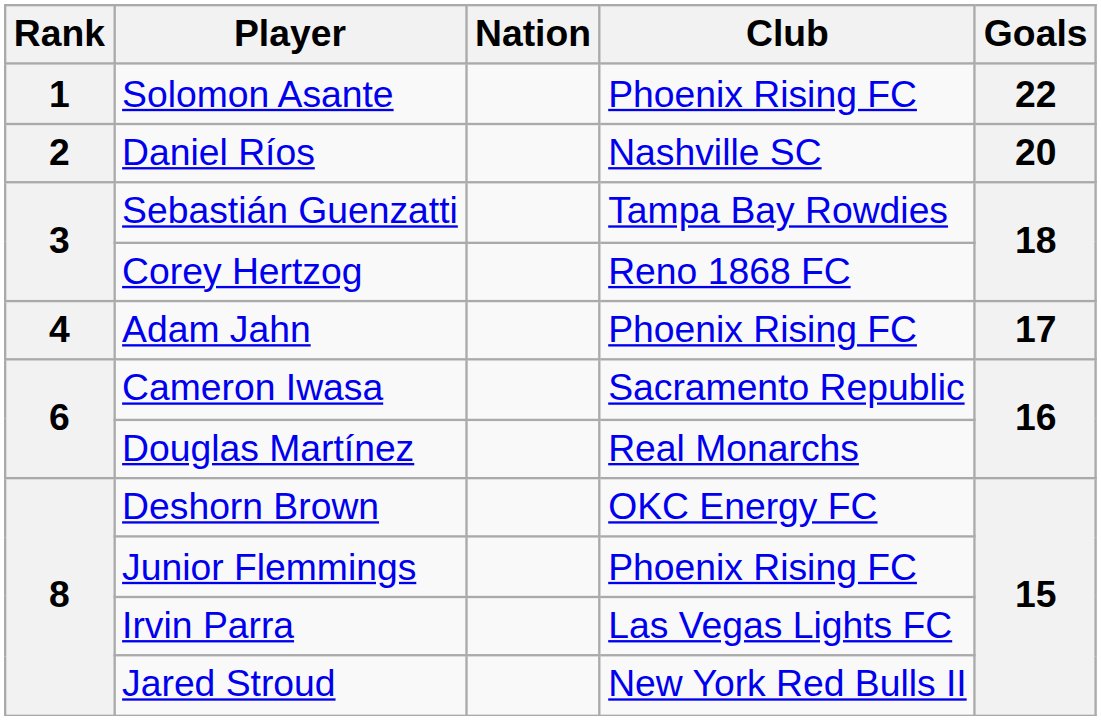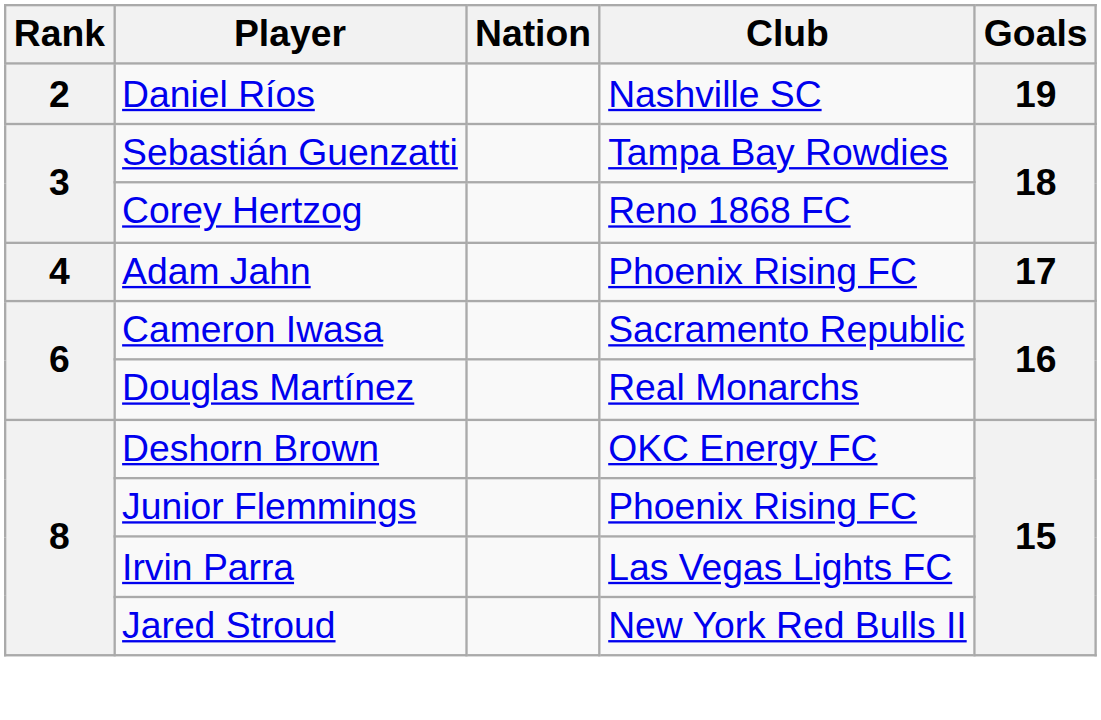- row: (258, 93)
(1036, 152) 20 -> (1036, 93) 19
